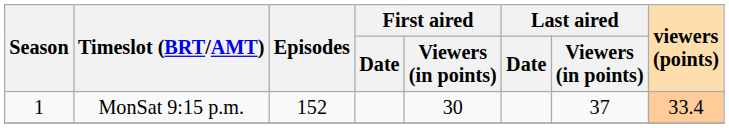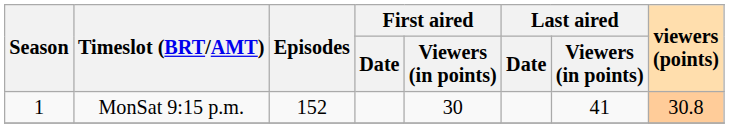(600, 107) 37 -> (600, 107) 41
(686, 107) 33.4 -> (686, 107) 30.8
